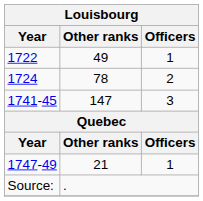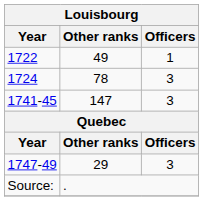(170, 79) 2 -> (170, 79) 3
(101, 164) 21 -> (101, 164) 29
(170, 164) 1 -> (170, 164) 3
